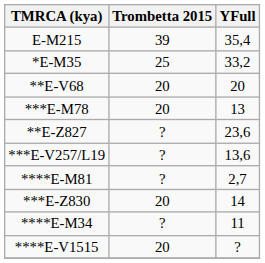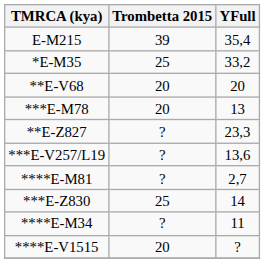(238, 132) 23,6 -> (238, 132) 23,3
(162, 201) 20 -> (162, 201) 25
